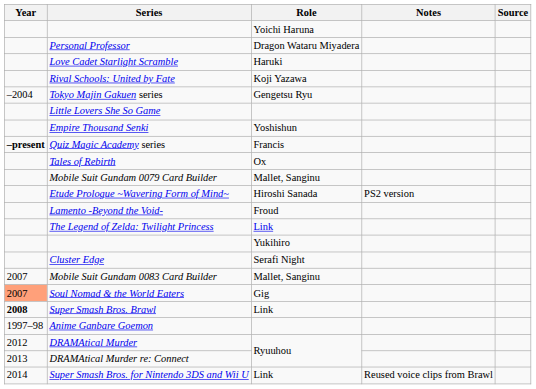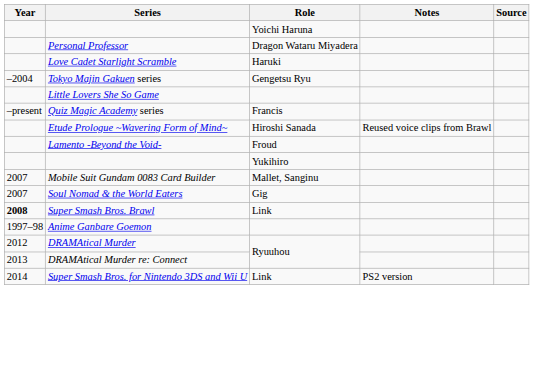- row: (112, 78)
- row: (99, 128)
(26, 144) bold -> (24, 111) normal
- row: (82, 161)
- row: (133, 177)
(389, 194) PS2 version -> (427, 128) Reused voice clips from Brawl
- row: (132, 227)
- row: (77, 260)
(17, 293) lightsalmon background -> (17, 194) no background
(429, 375) Reused voice clips from Brawl -> (388, 276) PS2 version
